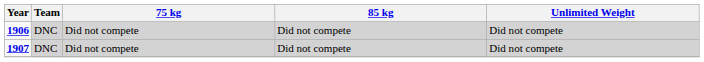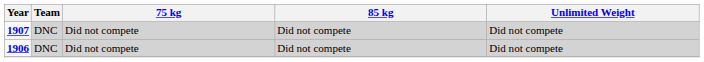rows swapped: (18, 30) <-> (18, 48)
